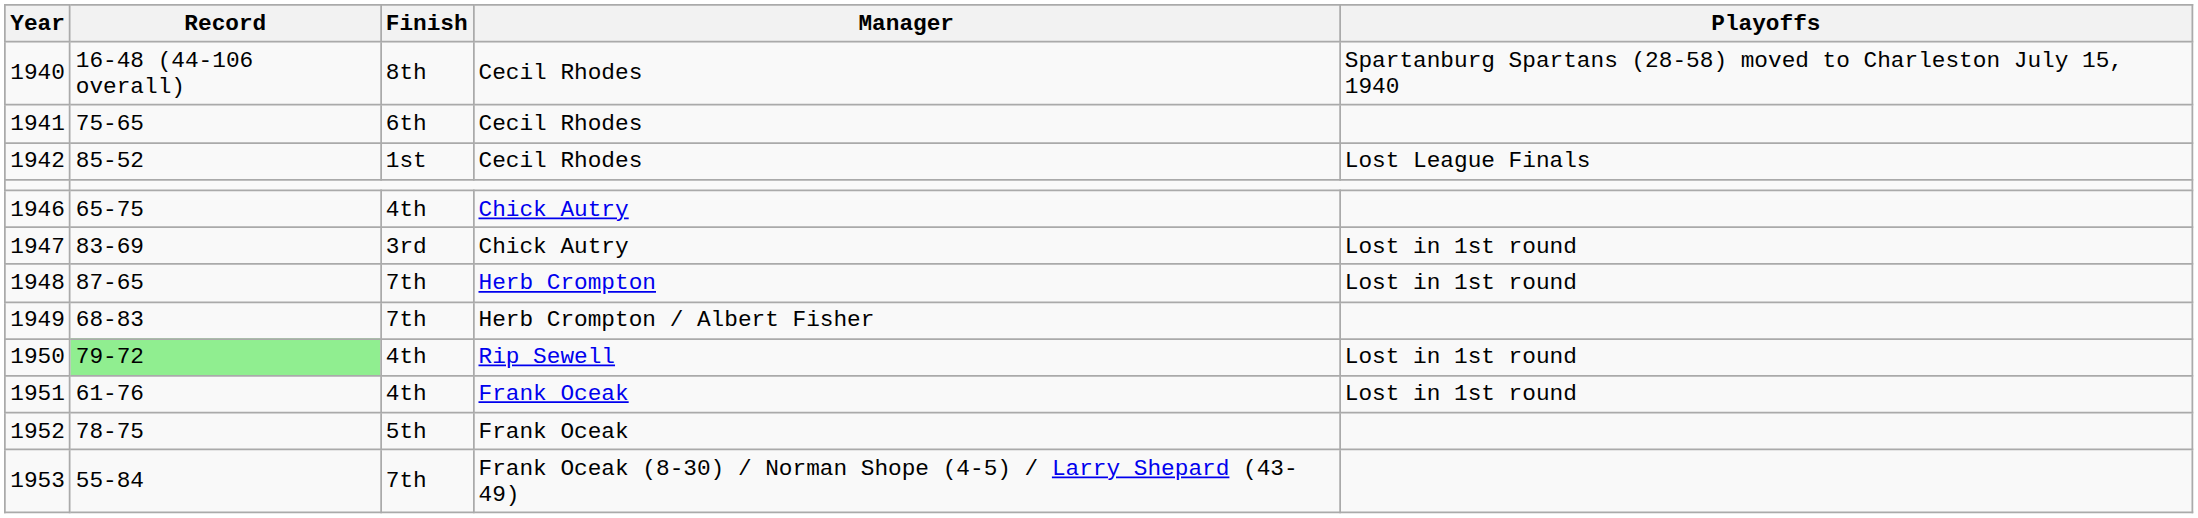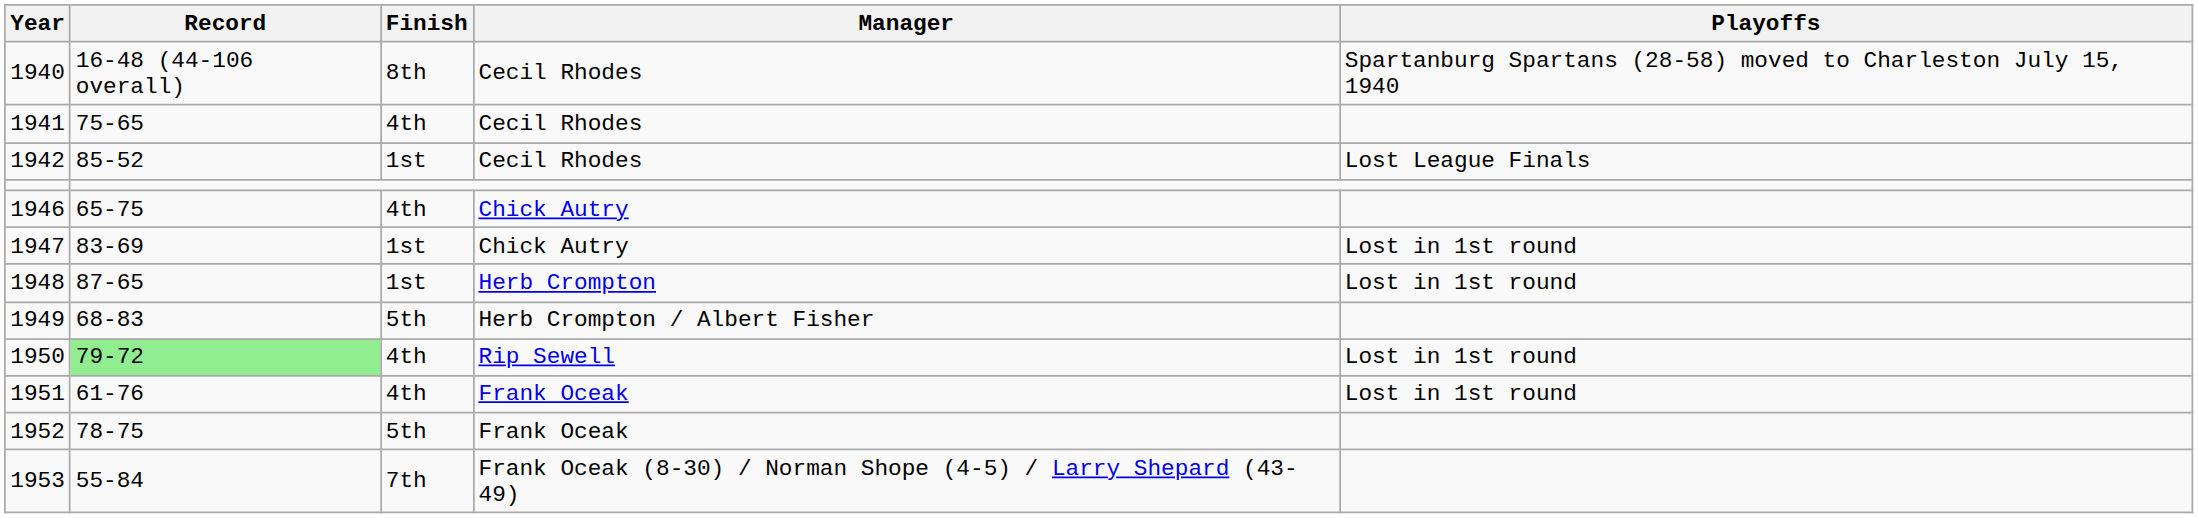(406, 124) 6th -> (406, 124) 4th
(406, 246) 3rd -> (406, 246) 1st
(406, 283) 7th -> (406, 283) 1st
(406, 320) 7th -> (406, 320) 5th
